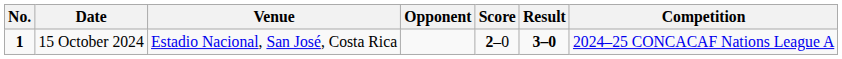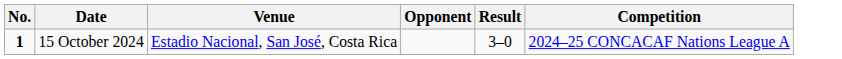- column: (497, 16)
(544, 41) bold -> (500, 41) normal
